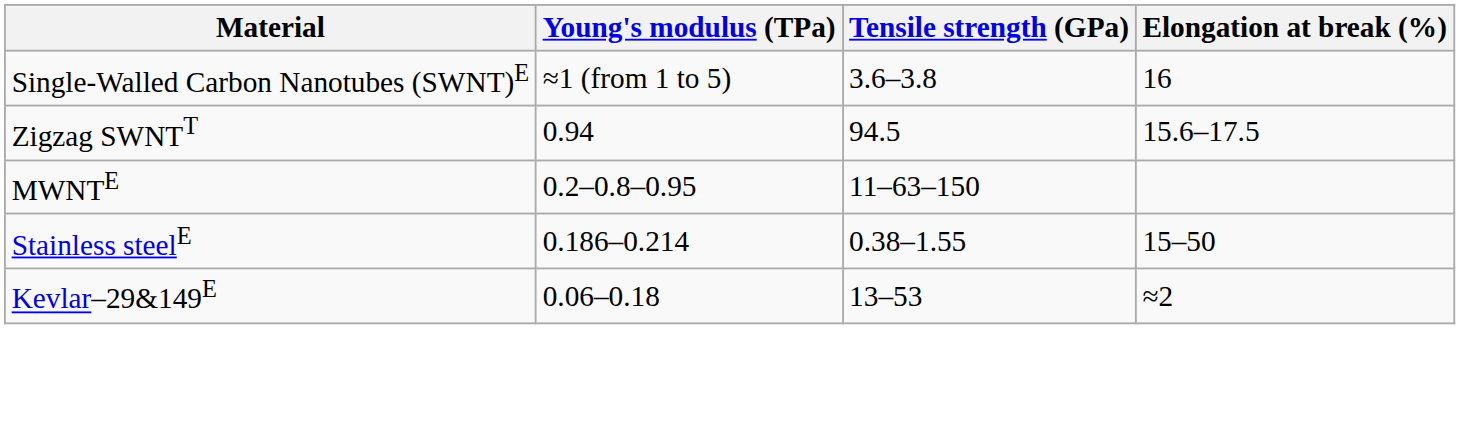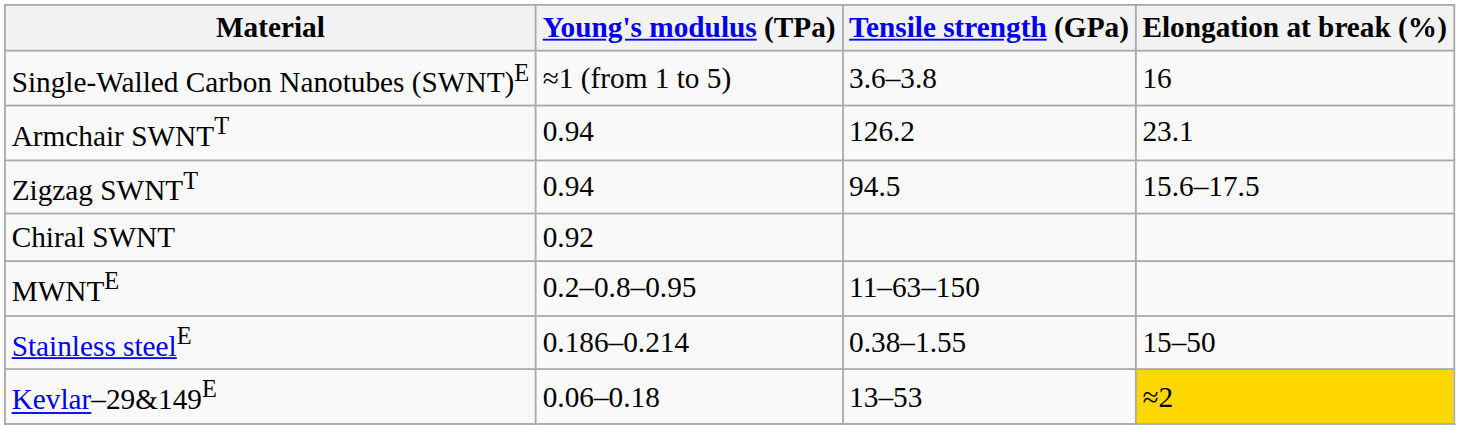+ row: (120, 132)
+ row: (93, 237)
(1158, 295) no background -> (1158, 396) gold background
